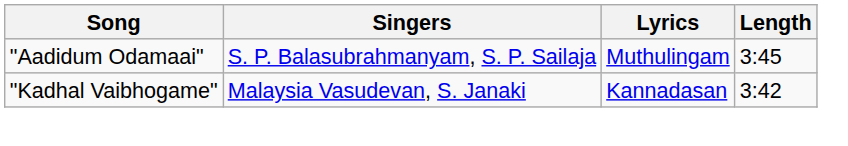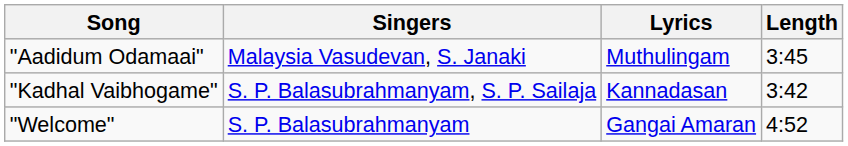(412, 56) S. P. Balasubrahmanyam, S. P. Sailaja -> (377, 56) Malaysia Vasudevan, S. Janaki
(377, 90) Malaysia Vasudevan, S. Janaki -> (412, 90) S. P. Balasubrahmanyam, S. P. Sailaja
+ row: (62, 124)
